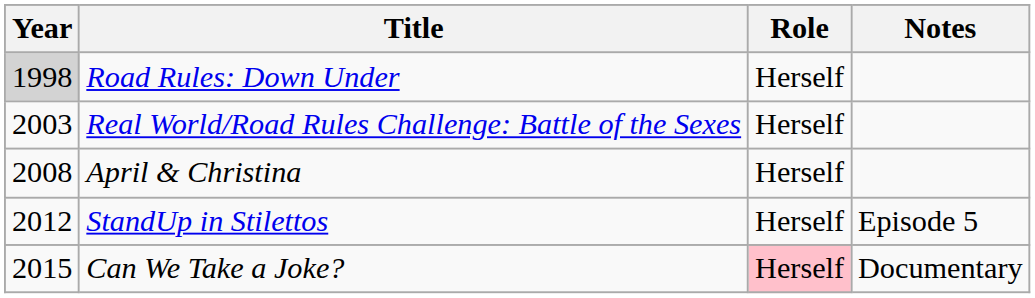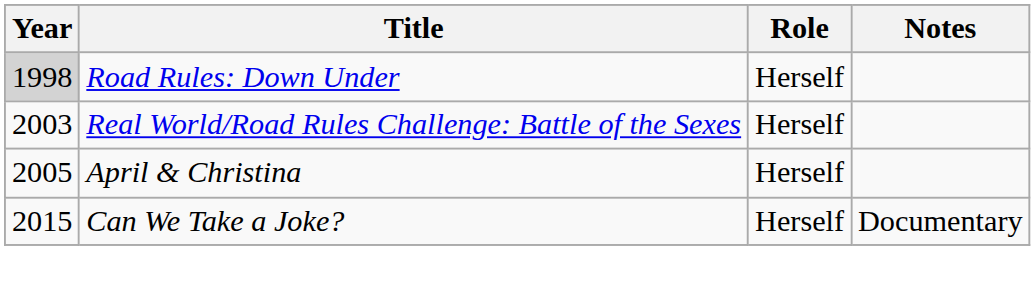(42, 172) 2008 -> (42, 172) 2005
- row: (207, 220)
(800, 268) pink background -> (800, 220) no background
